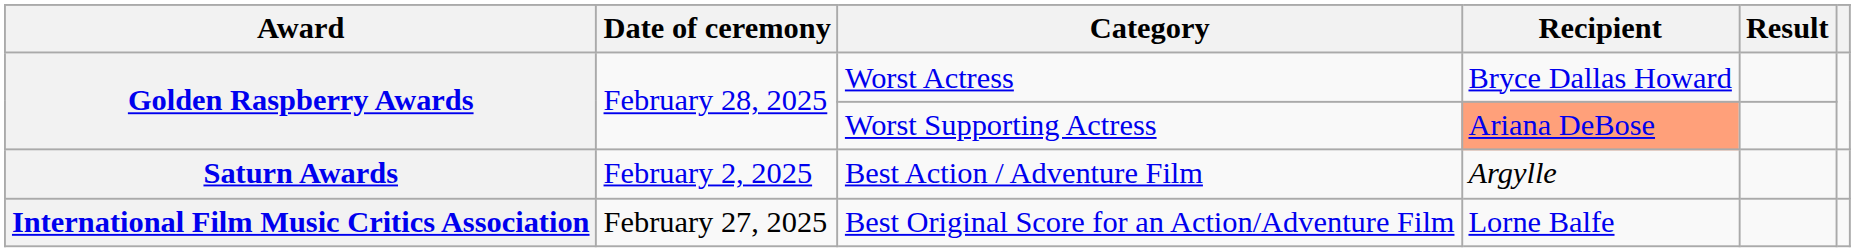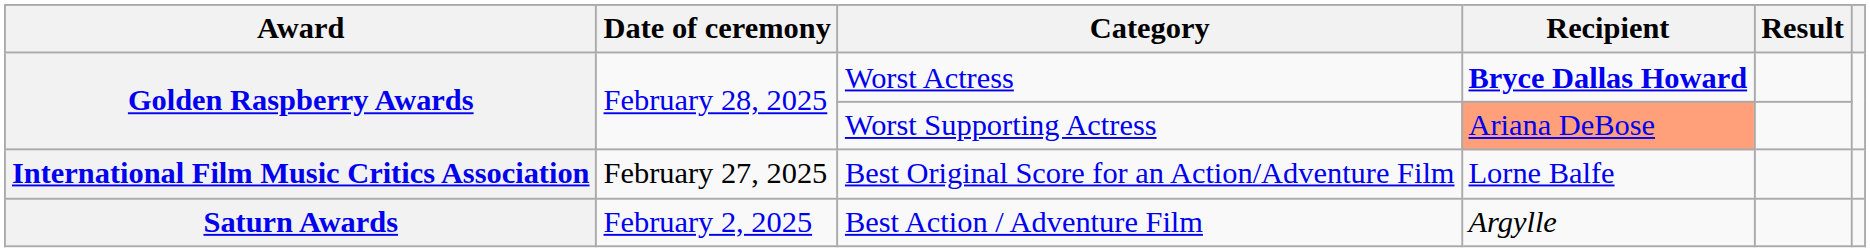(1600, 76) normal -> (1608, 76) bold
rows swapped: (1150, 221) <-> (1024, 173)
